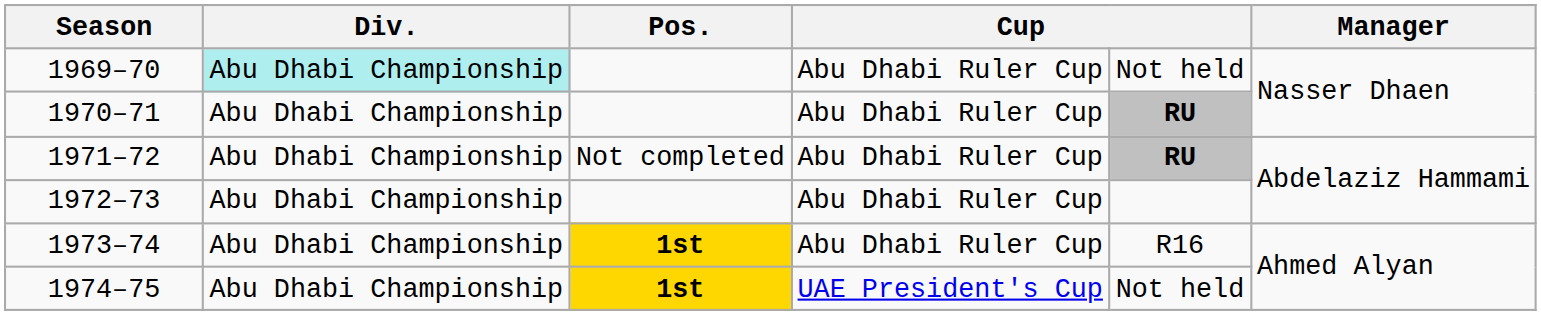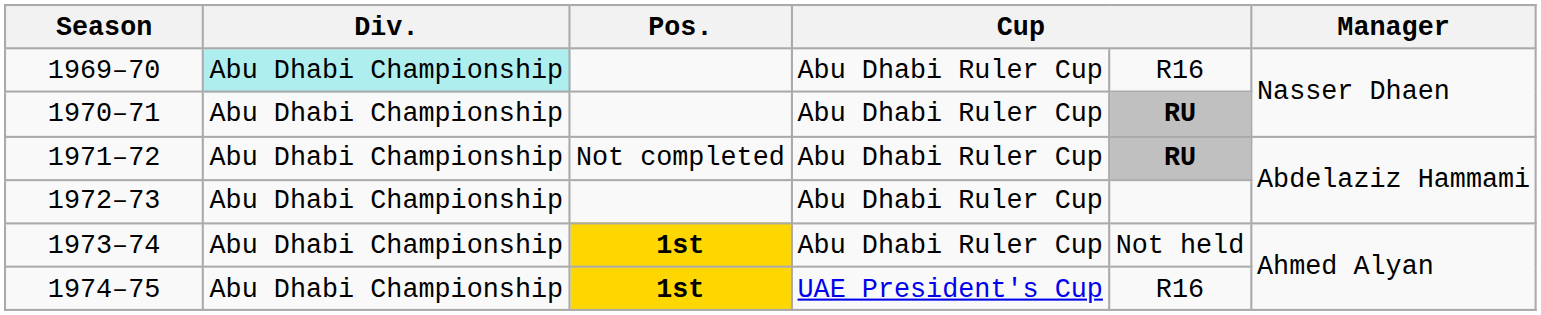(1180, 70) Not held -> (1180, 70) R16
(1180, 245) R16 -> (1180, 245) Not held
(1180, 289) Not held -> (1180, 289) R16
